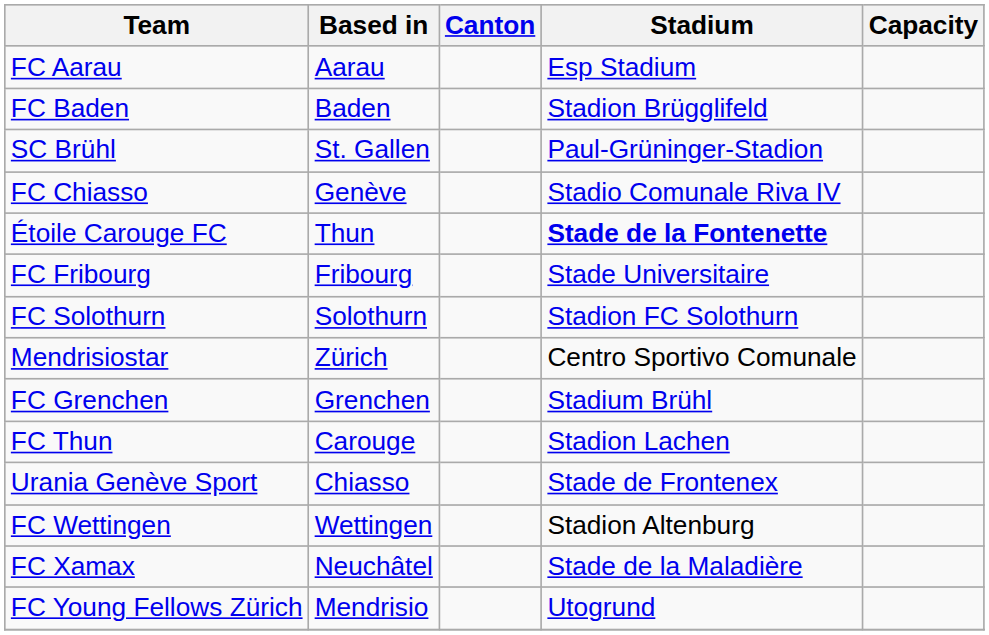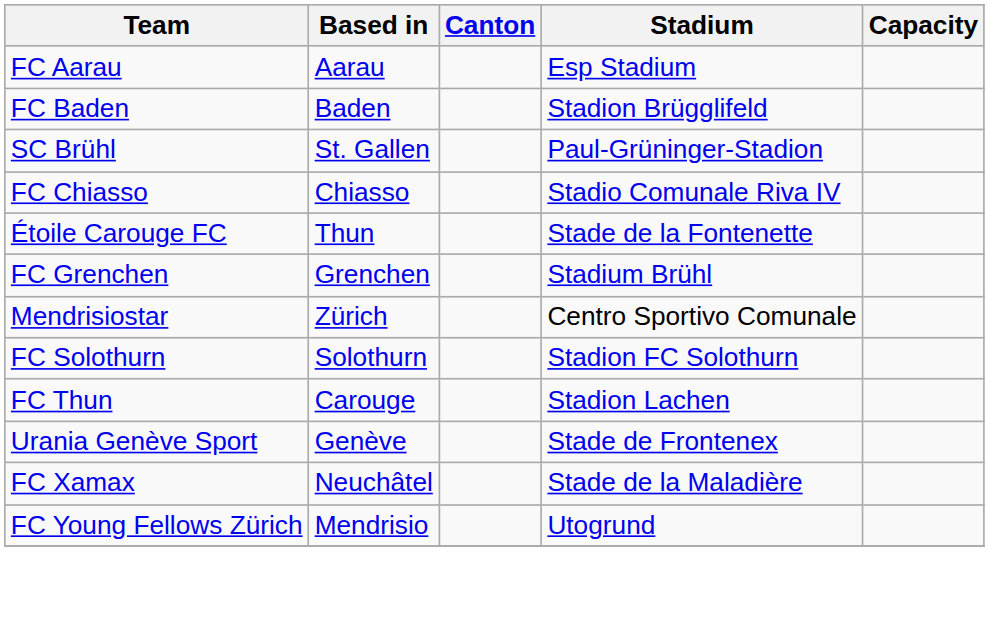(361, 191) Genève -> (362, 191) Chiasso
(687, 233) bold -> (680, 233) normal
- row: (81, 274)
rows swapped: (90, 399) <-> (88, 316)
(362, 483) Chiasso -> (361, 441) Genève
- row: (91, 524)
